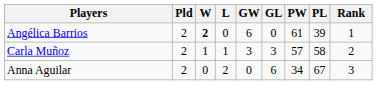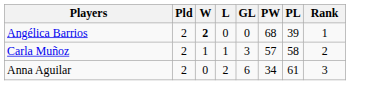- column: (249, 13)
(297, 32) 61 -> (271, 32) 68
(320, 70) 67 -> (293, 70) 61
